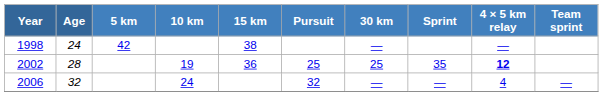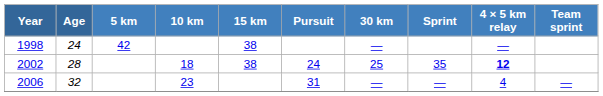(187, 64) 19 -> (187, 64) 18
(250, 64) 36 -> (250, 64) 38
(313, 64) 25 -> (313, 64) 24
(187, 83) 24 -> (187, 83) 23
(313, 83) 32 -> (313, 83) 31
